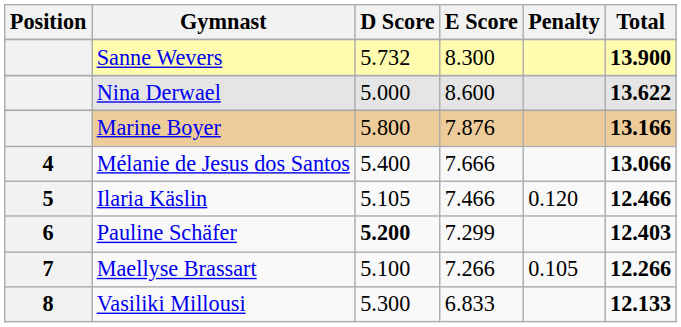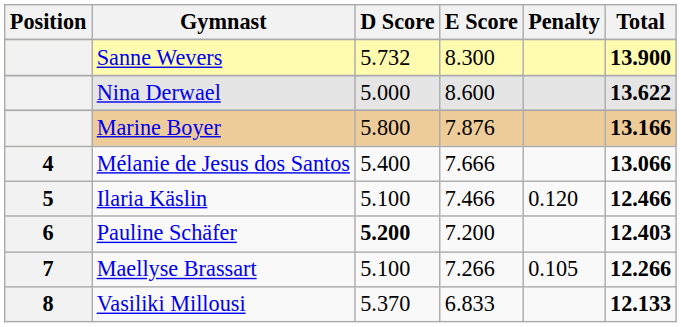(385, 198) 5.105 -> (385, 198) 5.100
(470, 233) 7.299 -> (470, 233) 7.200
(385, 304) 5.300 -> (385, 304) 5.370
